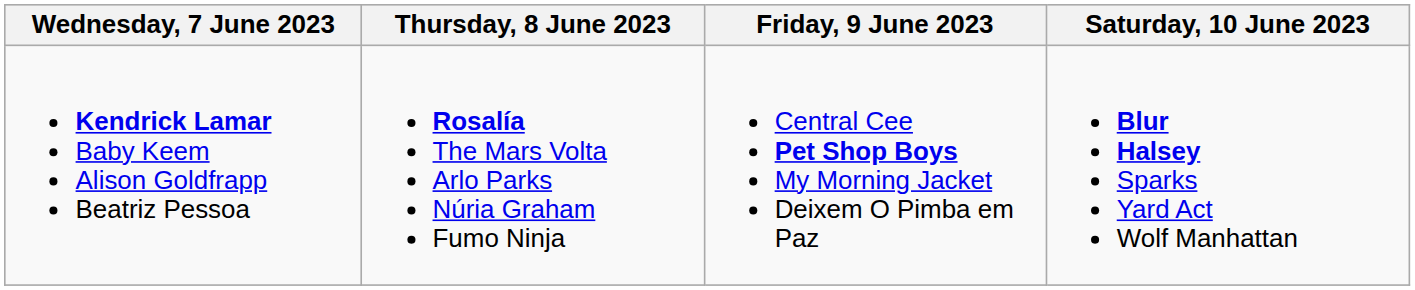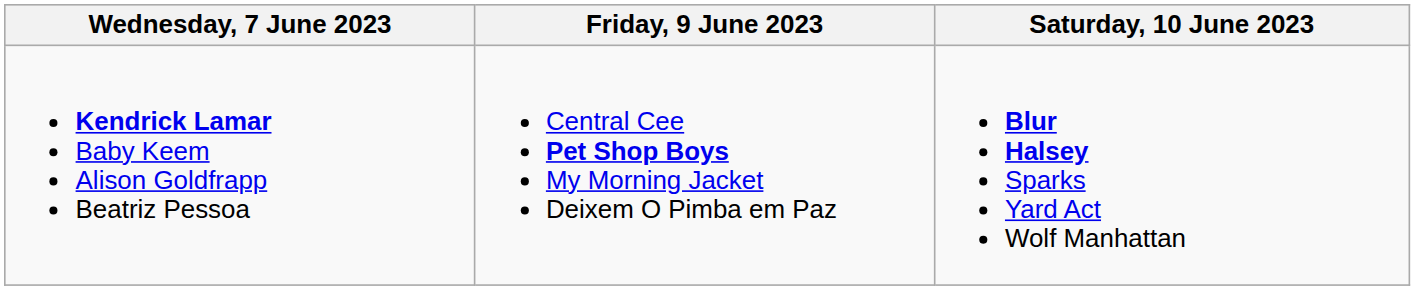- column: (533, 25)
